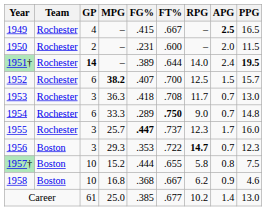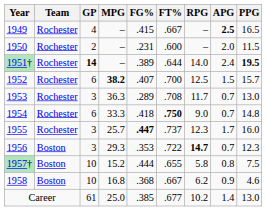(145, 97) .418 -> (145, 97) .289
(145, 113) .289 -> (145, 113) .418
